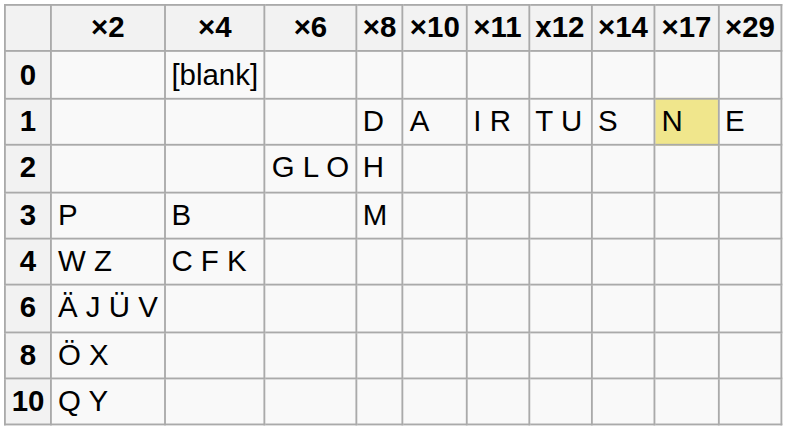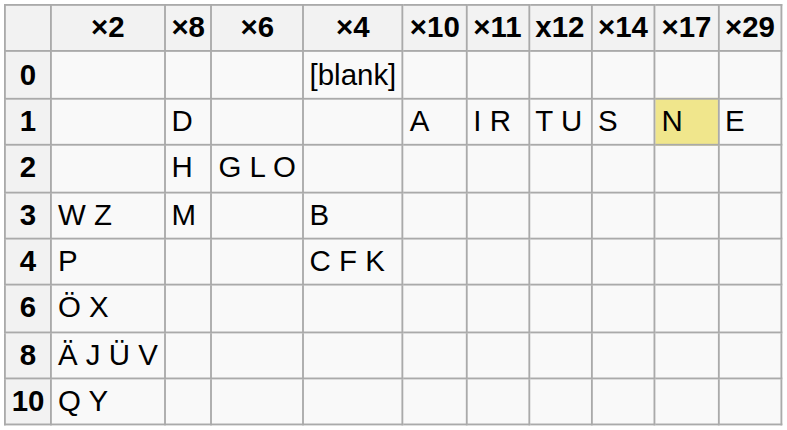columns swapped: (215, 27) <-> (380, 27)
(68, 214) P -> (85, 214) W Z
(85, 261) W Z -> (68, 261) P
(108, 307) Ä J Ü V -> (83, 307) Ö X
(83, 354) Ö X -> (108, 354) Ä J Ü V
